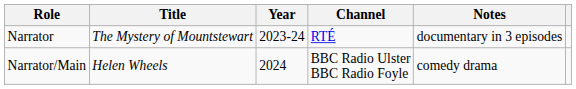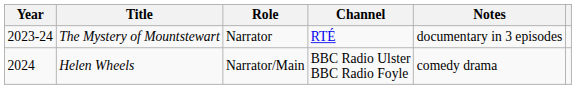columns swapped: (282, 15) <-> (47, 15)
